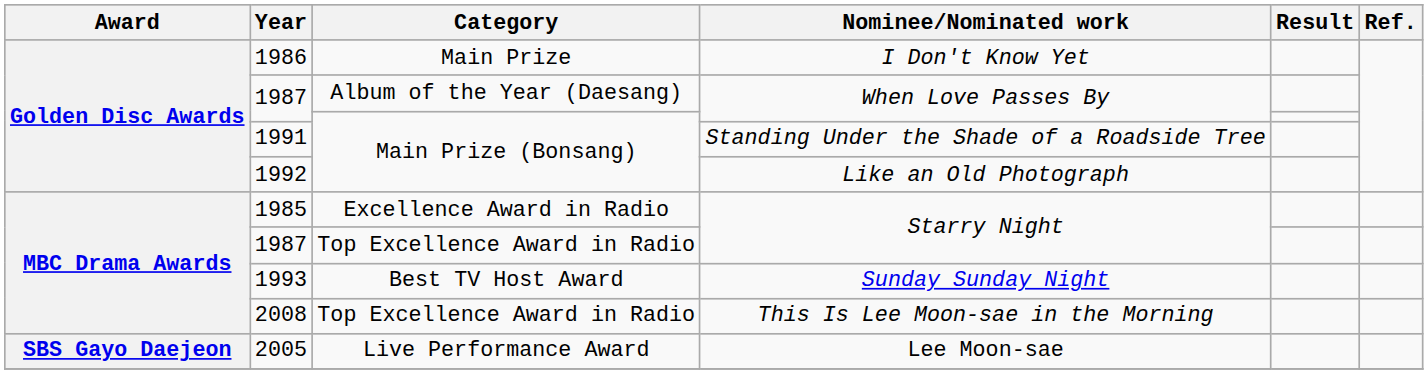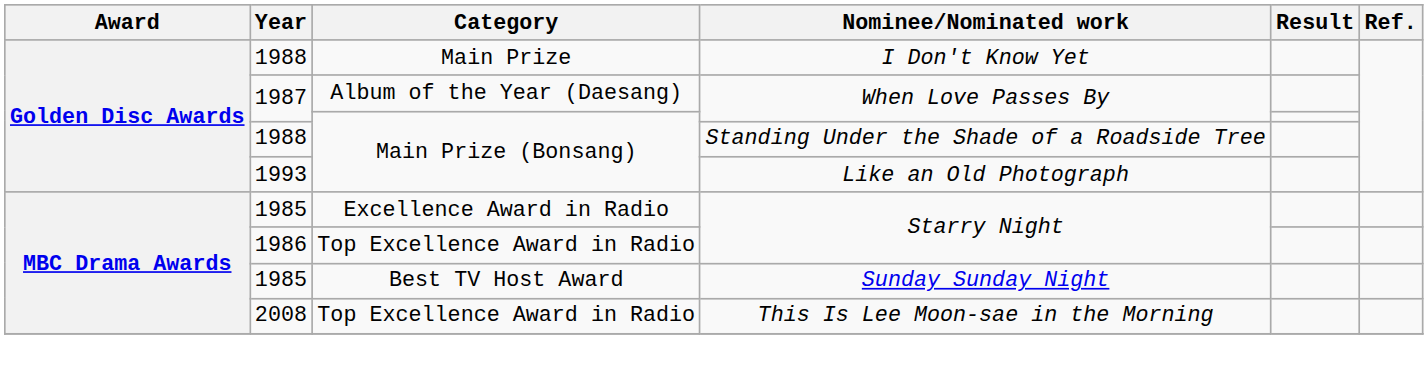(281, 58) 1986 -> (281, 58) 1988
(281, 139) 1991 -> (281, 139) 1988
(281, 174) 1992 -> (281, 174) 1993
(281, 245) 1987 -> (281, 245) 1986
(281, 281) 1993 -> (281, 281) 1985
- row: (506, 351)
